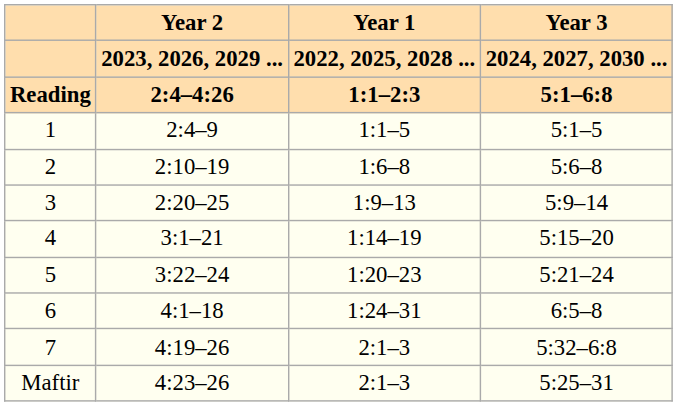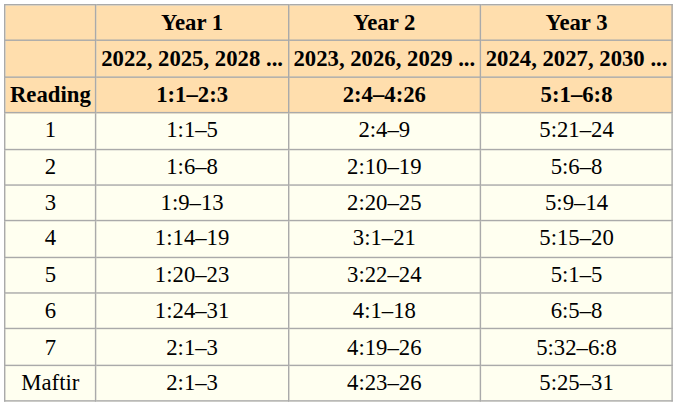columns swapped: (384, 94) <-> (192, 94)
(577, 130) 5:1–5 -> (577, 130) 5:21–24
(577, 274) 5:21–24 -> (577, 274) 5:1–5
